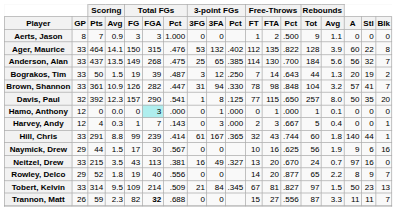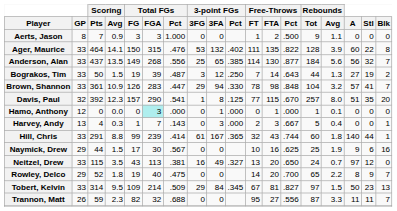(254, 49) 112 -> (254, 49) 111
(177, 61) .475 -> (177, 61) .556
(291, 61) .700 -> (291, 61) .877
(355, 74) 20 -> (355, 74) 27
(155, 86) 282 -> (155, 86) 283
(200, 86) 31 -> (200, 86) 29
(291, 99) .650 -> (291, 99) .670
(355, 99) 50 -> (355, 99) 51
(81, 124) 12 -> (81, 124) 13
(315, 149) 56 -> (315, 149) 25
(97, 162) 215 -> (97, 162) 115
(291, 162) .670 -> (291, 162) .650
(369, 162) 16 -> (369, 162) 12
(177, 174) .556 -> (177, 174) .475
(291, 174) .877 -> (291, 174) .700
(200, 187) 21 -> (200, 187) 29
(157, 199) bold -> (157, 199) normal
(256, 199) 15 -> (256, 199) 95
